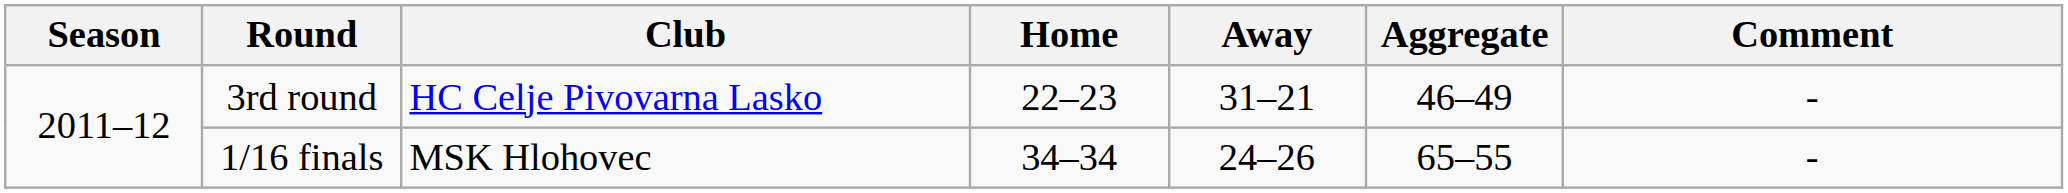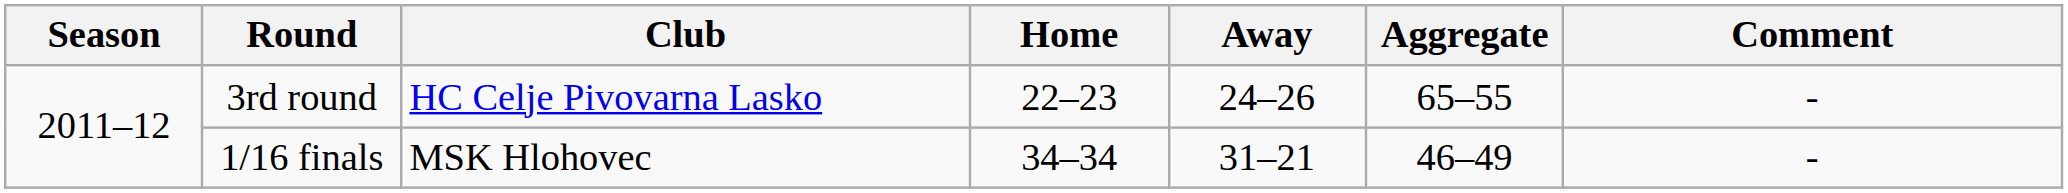(1267, 95) 31–21 -> (1267, 95) 24–26
(1465, 95) 46–49 -> (1465, 95) 65–55
(1267, 156) 24–26 -> (1267, 156) 31–21
(1465, 156) 65–55 -> (1465, 156) 46–49
